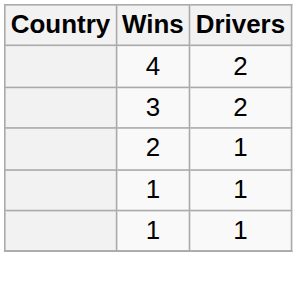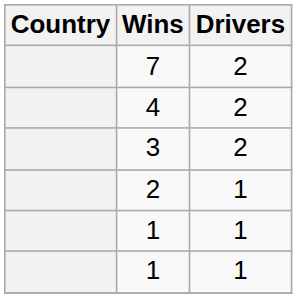+ row: (153, 66)
